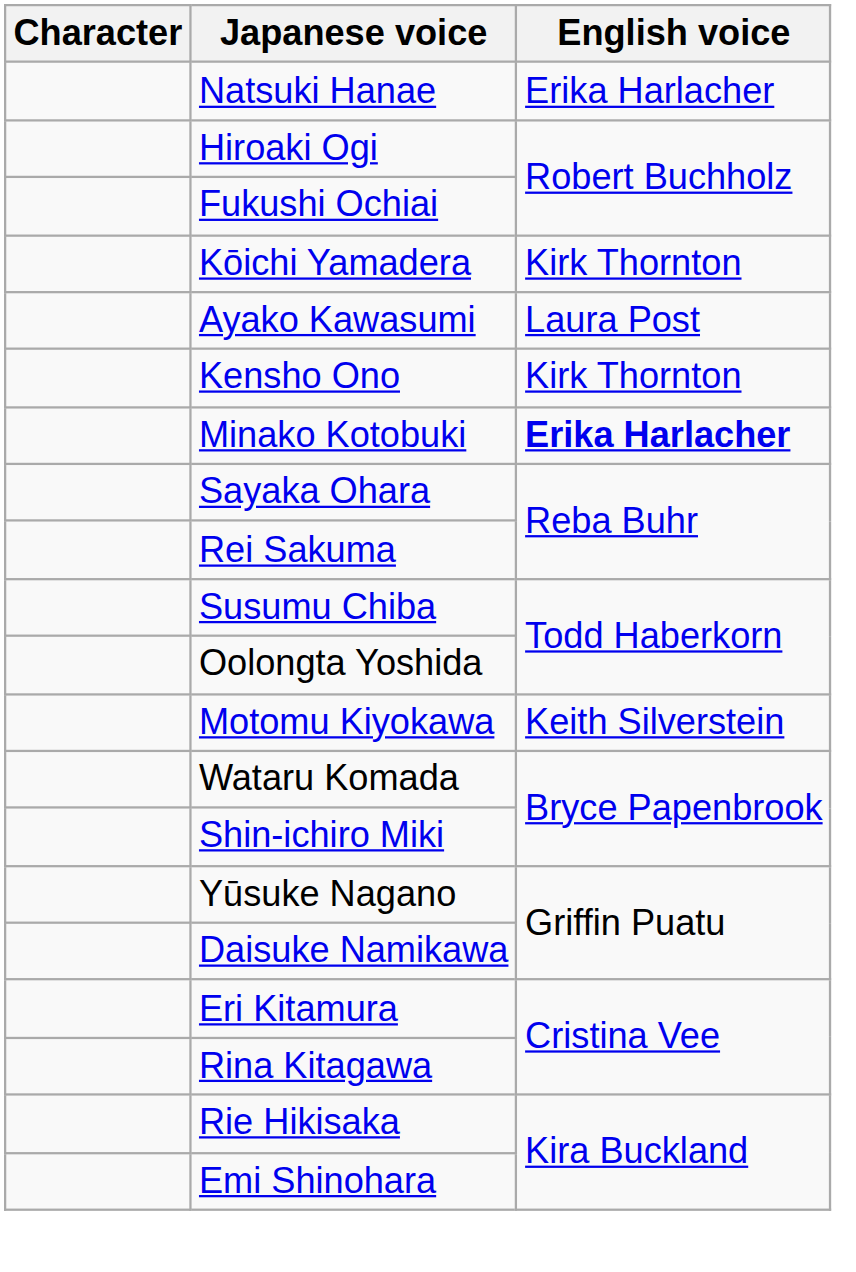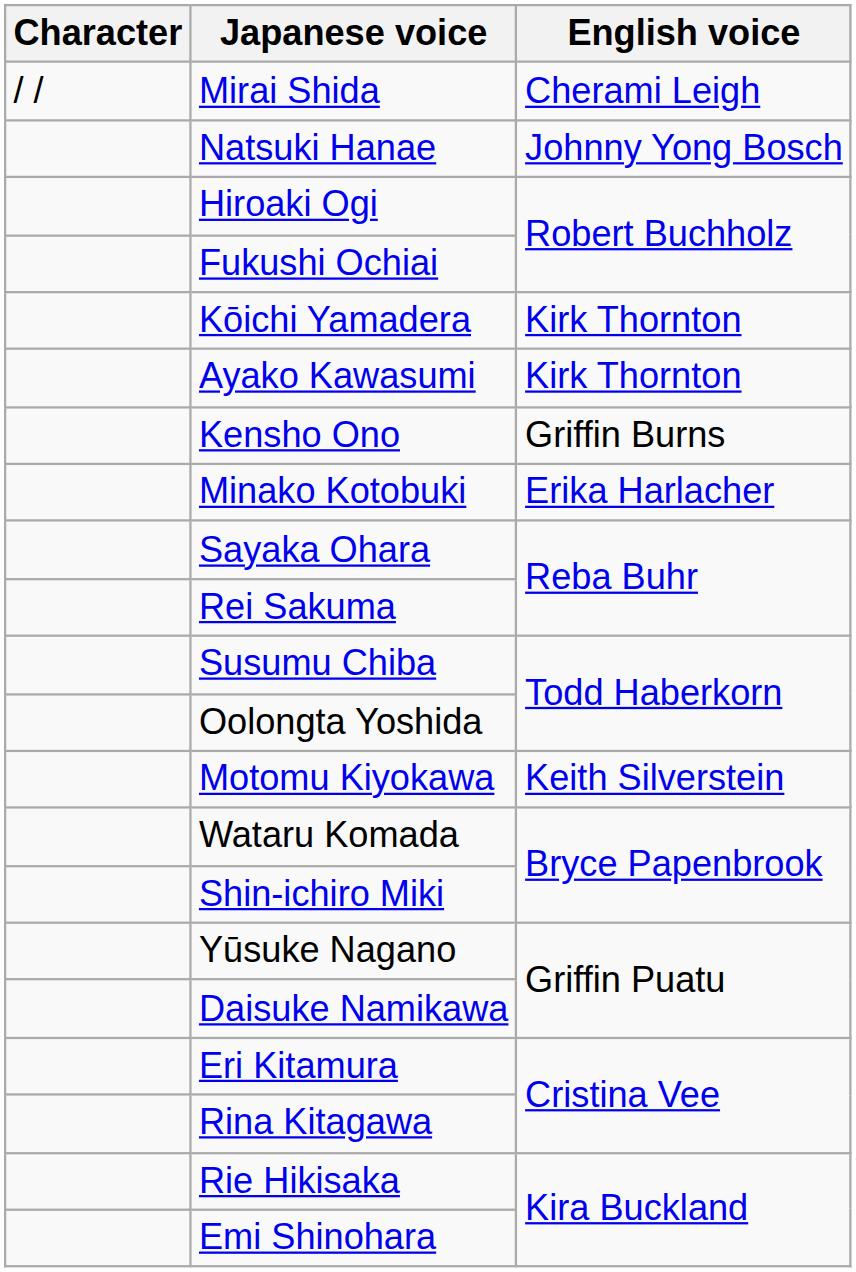+ row: (289, 90)
(650, 90) Erika Harlacher -> (684, 147) Johnny Yong Bosch
(613, 319) Laura Post -> (633, 377) Kirk Thornton
(633, 377) Kirk Thornton -> (625, 434) Griffin Burns
(658, 434) bold -> (650, 491) normal
